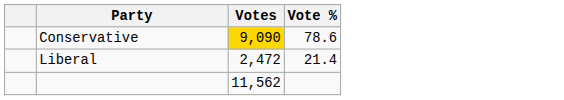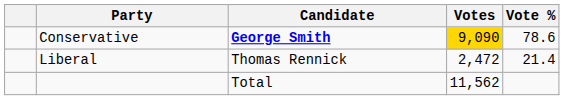+ column: (337, 16)
